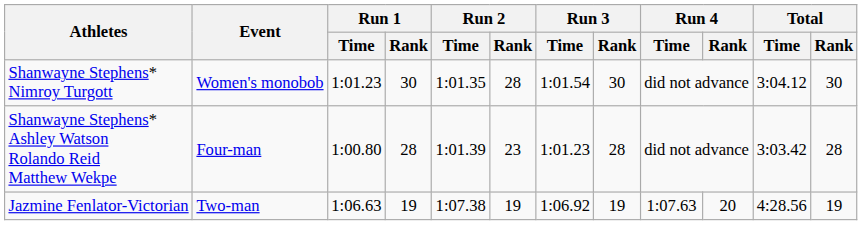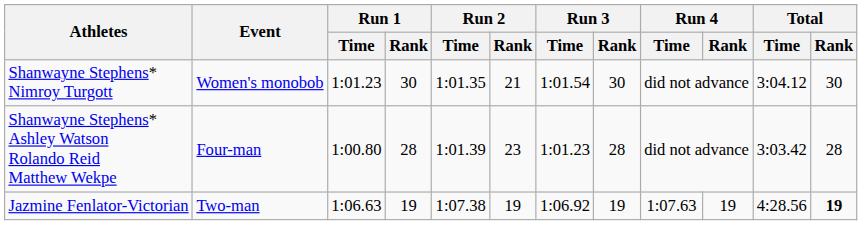(513, 82) 28 -> (513, 82) 21
(728, 205) 20 -> (728, 205) 19
(834, 205) normal -> (834, 205) bold
